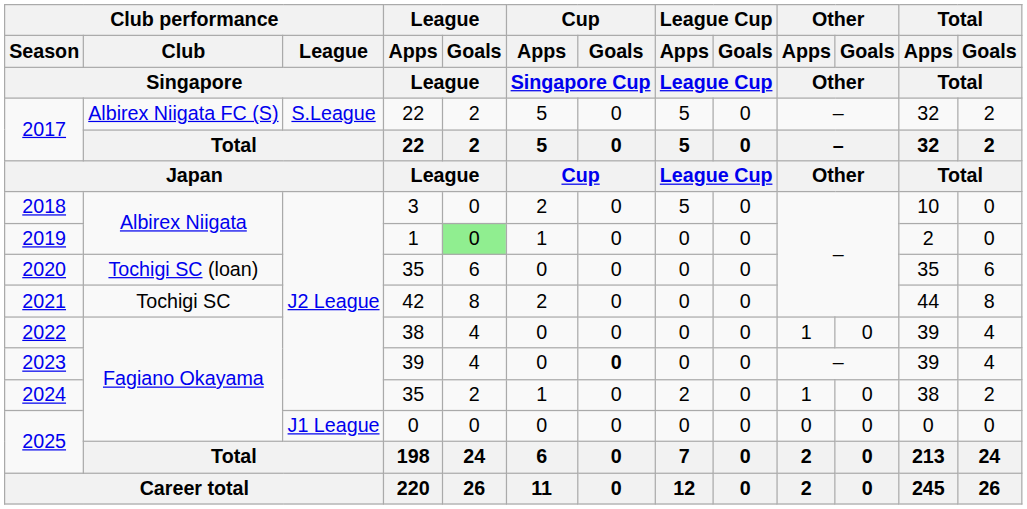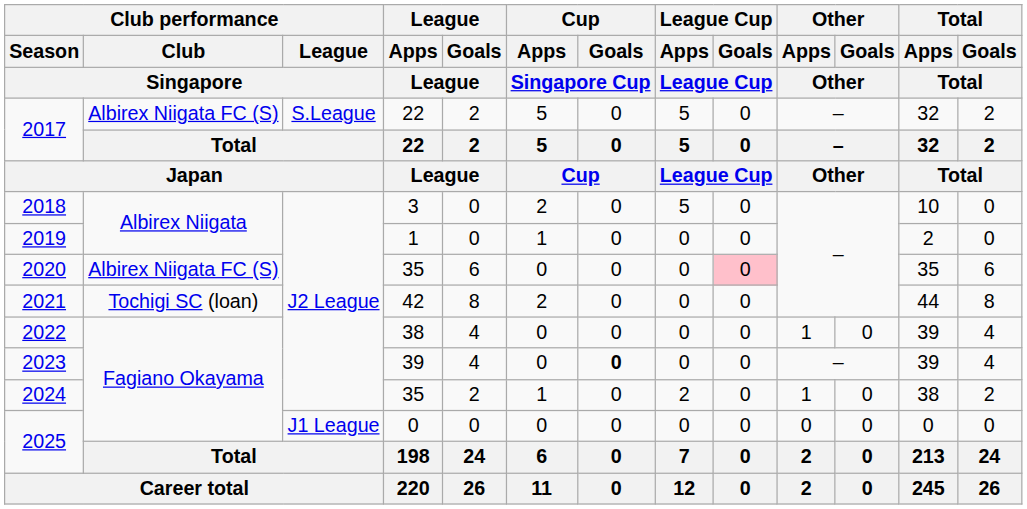(474, 238) lightgreen background -> (474, 238) no background
(183, 269) Tochigi SC (loan) -> (183, 269) Albirex Niigata FC (S)
(745, 269) no background -> (745, 269) pink background
(183, 301) Tochigi SC -> (183, 301) Tochigi SC (loan)
